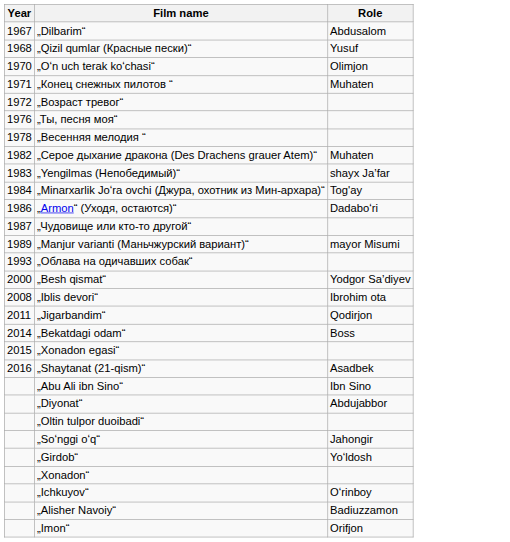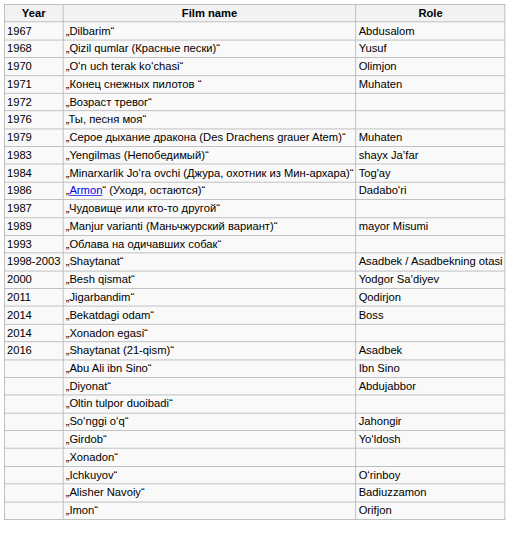- row: (91, 137)
(19, 155) 1982 -> (19, 137) 1979
+ row: (95, 262)
- row: (68, 297)
(19, 350) 2015 -> (19, 333) 2014
